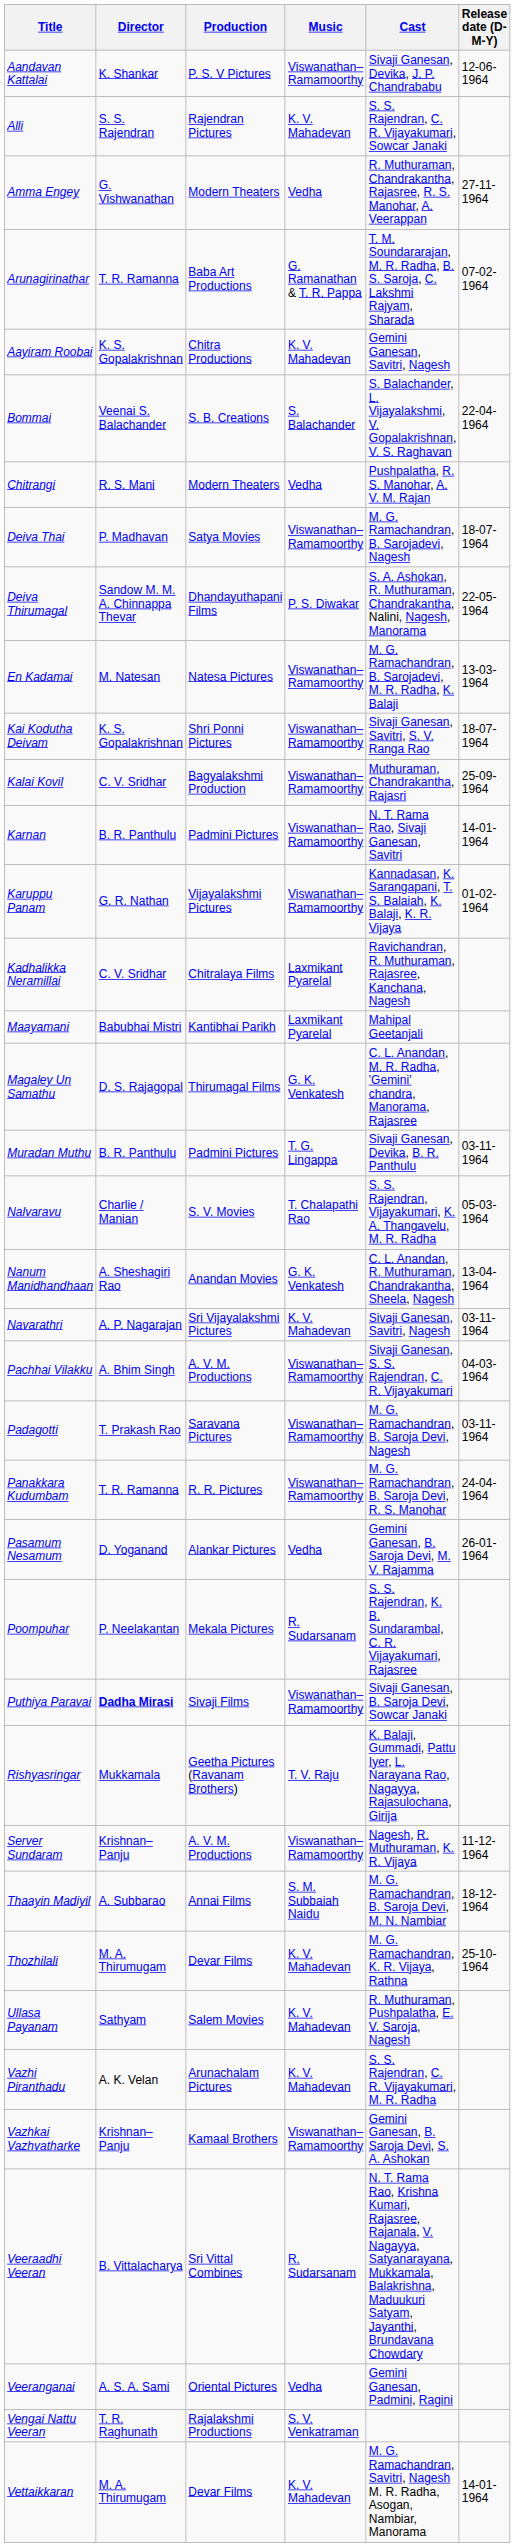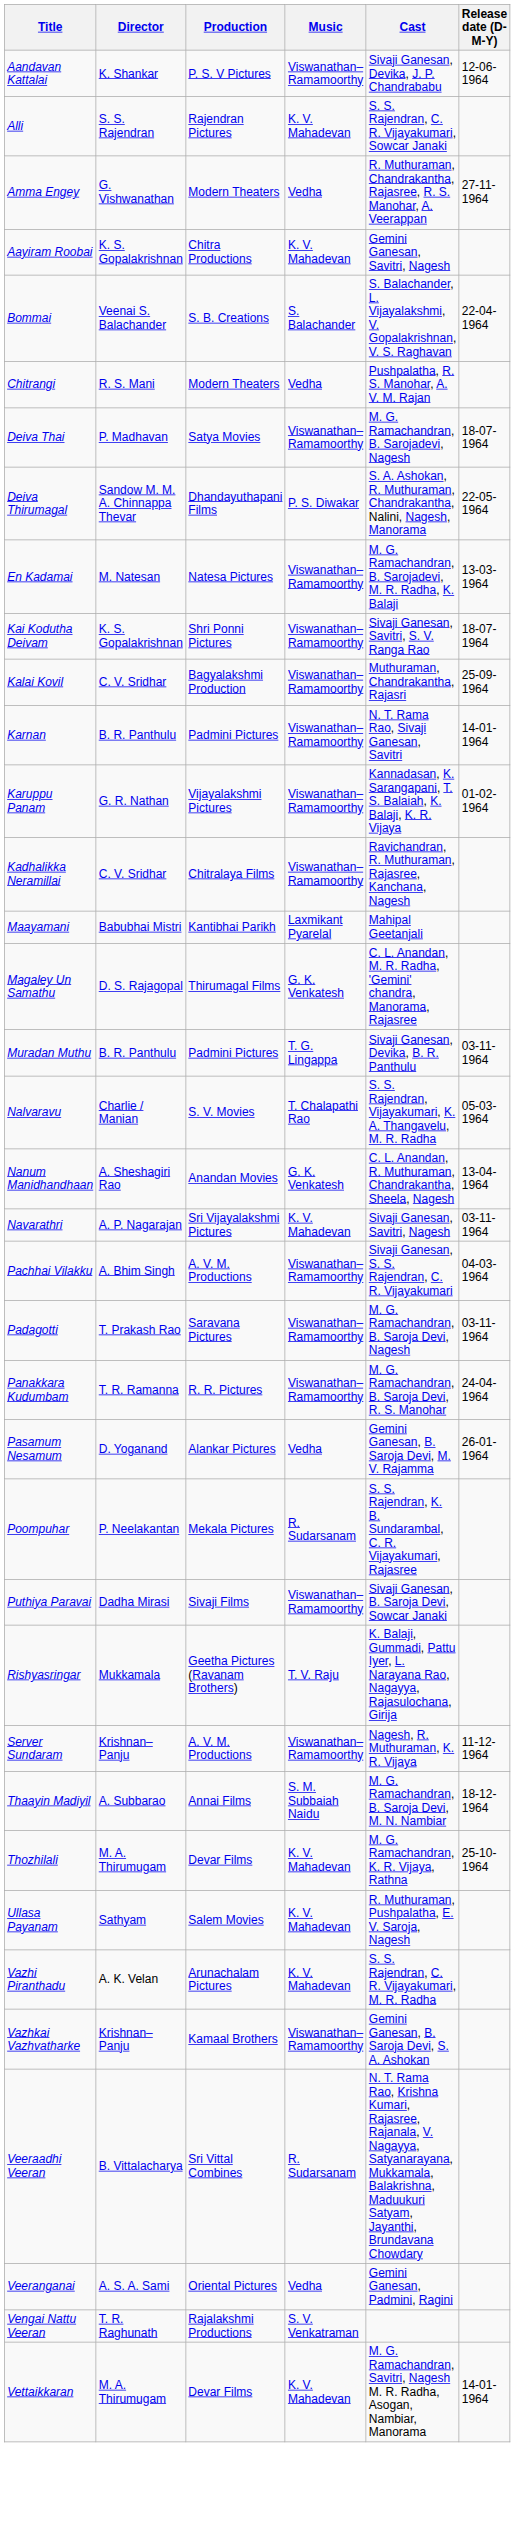- row: (48, 279)
(315, 974) Laxmikant Pyarelal -> (326, 874) Viswanathan–Ramamoorthy
(136, 1702) bold -> (134, 1602) normal
